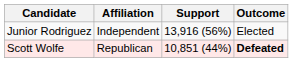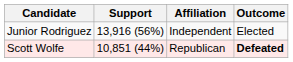columns swapped: (128, 13) <-> (198, 13)
